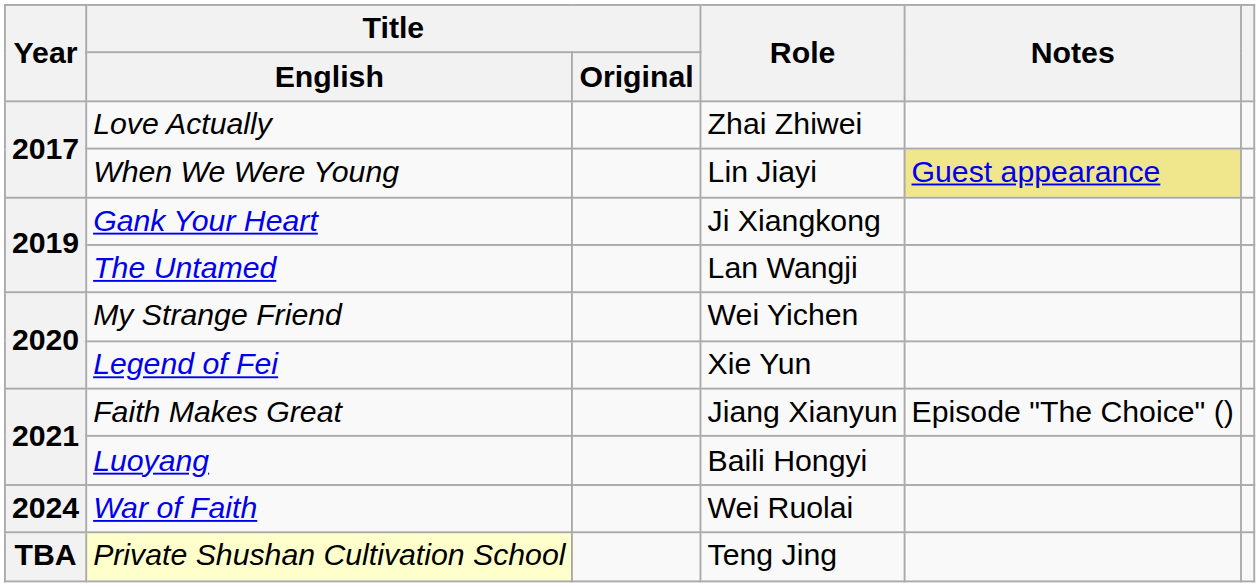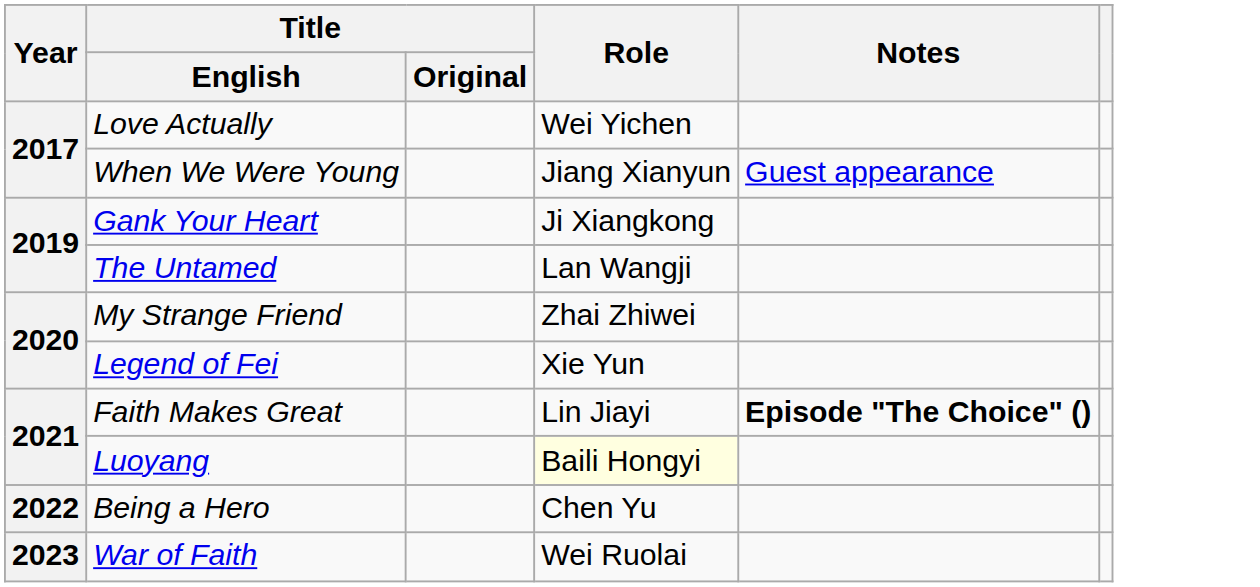(785, 124) Zhai Zhiwei -> (617, 124) Wei Yichen
(762, 172) Lin Jiayi -> (636, 172) Jiang Xianyun
(1036, 172) khaki background -> (870, 172) no background
(783, 316) Wei Yichen -> (619, 316) Zhai Zhiwei
(803, 412) Jiang Xianyun -> (596, 412) Lin Jiayi
(1073, 412) normal -> (918, 412) bold
(787, 460) no background -> (621, 460) lightyellow background
+ row: (181, 508)
(46, 508) 2024 -> (46, 556) 2023
- row: (329, 556)
